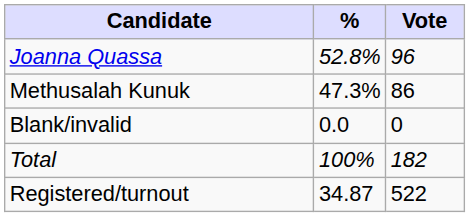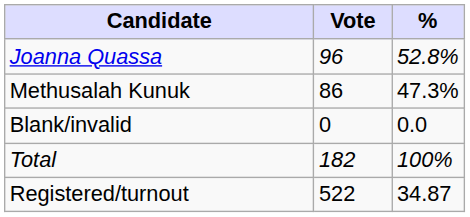columns swapped: (425, 21) <-> (350, 21)
